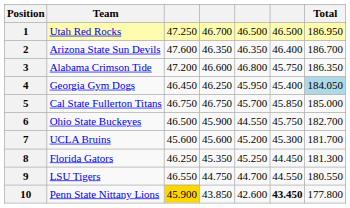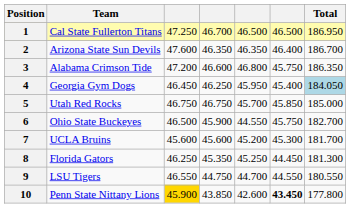(86, 31) Utah Red Rocks -> (106, 31) Cal State Fullerton Titans
(106, 103) Cal State Fullerton Titans -> (86, 103) Utah Red Rocks
